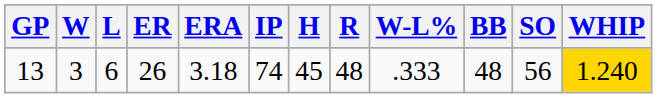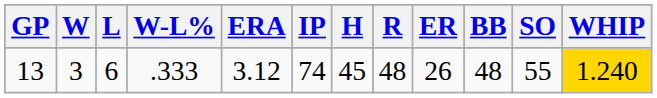columns swapped: (416, 26) <-> (152, 26)
(213, 69) 3.18 -> (257, 69) 3.12
(538, 69) 56 -> (538, 69) 55
